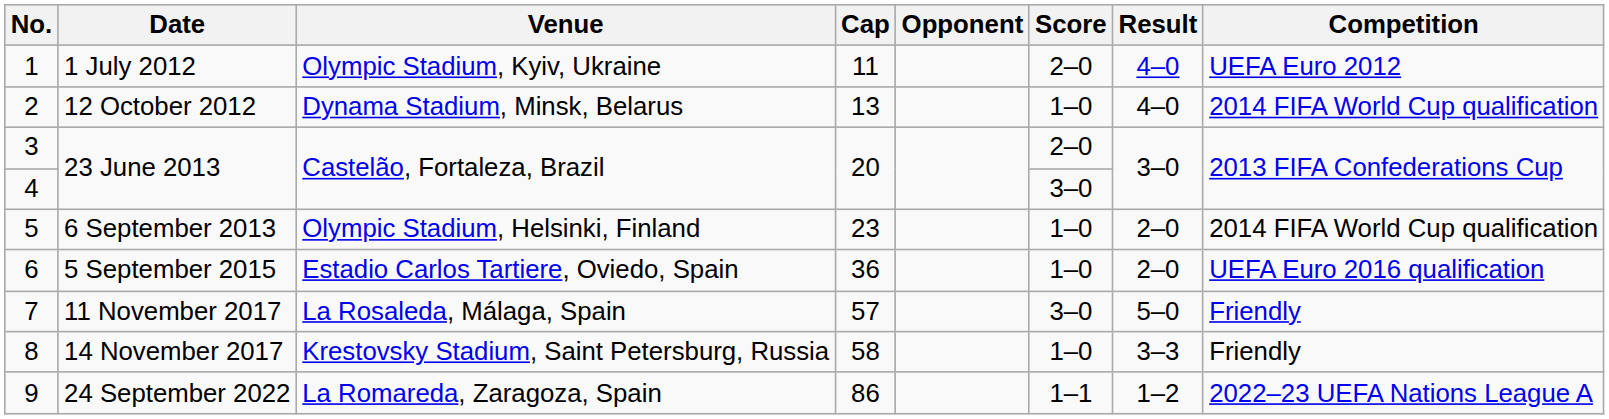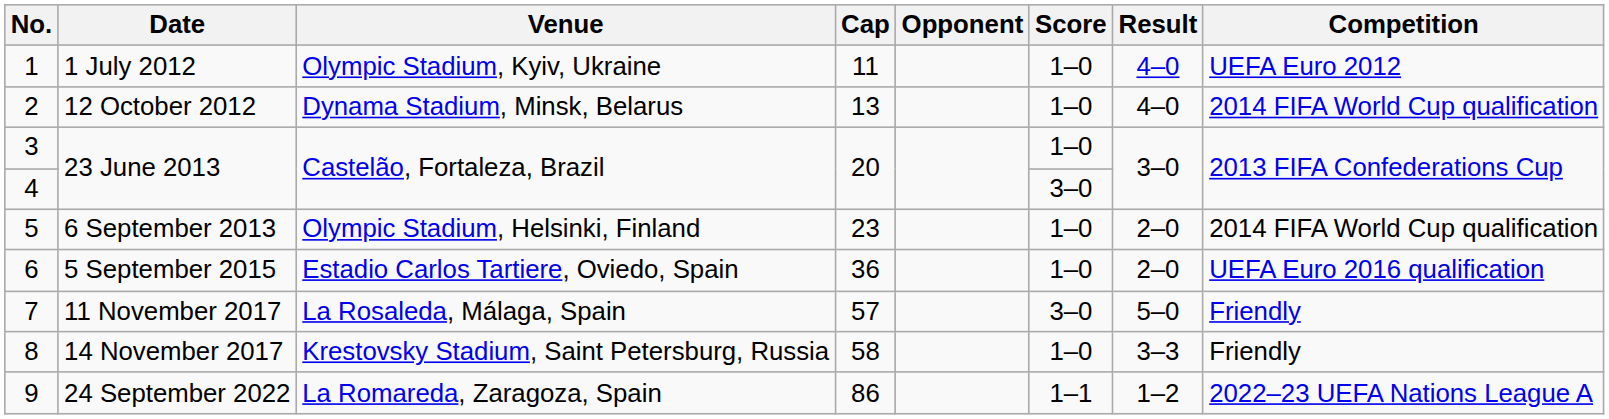(1071, 65) 2–0 -> (1071, 65) 1–0
(1071, 147) 2–0 -> (1071, 147) 1–0
